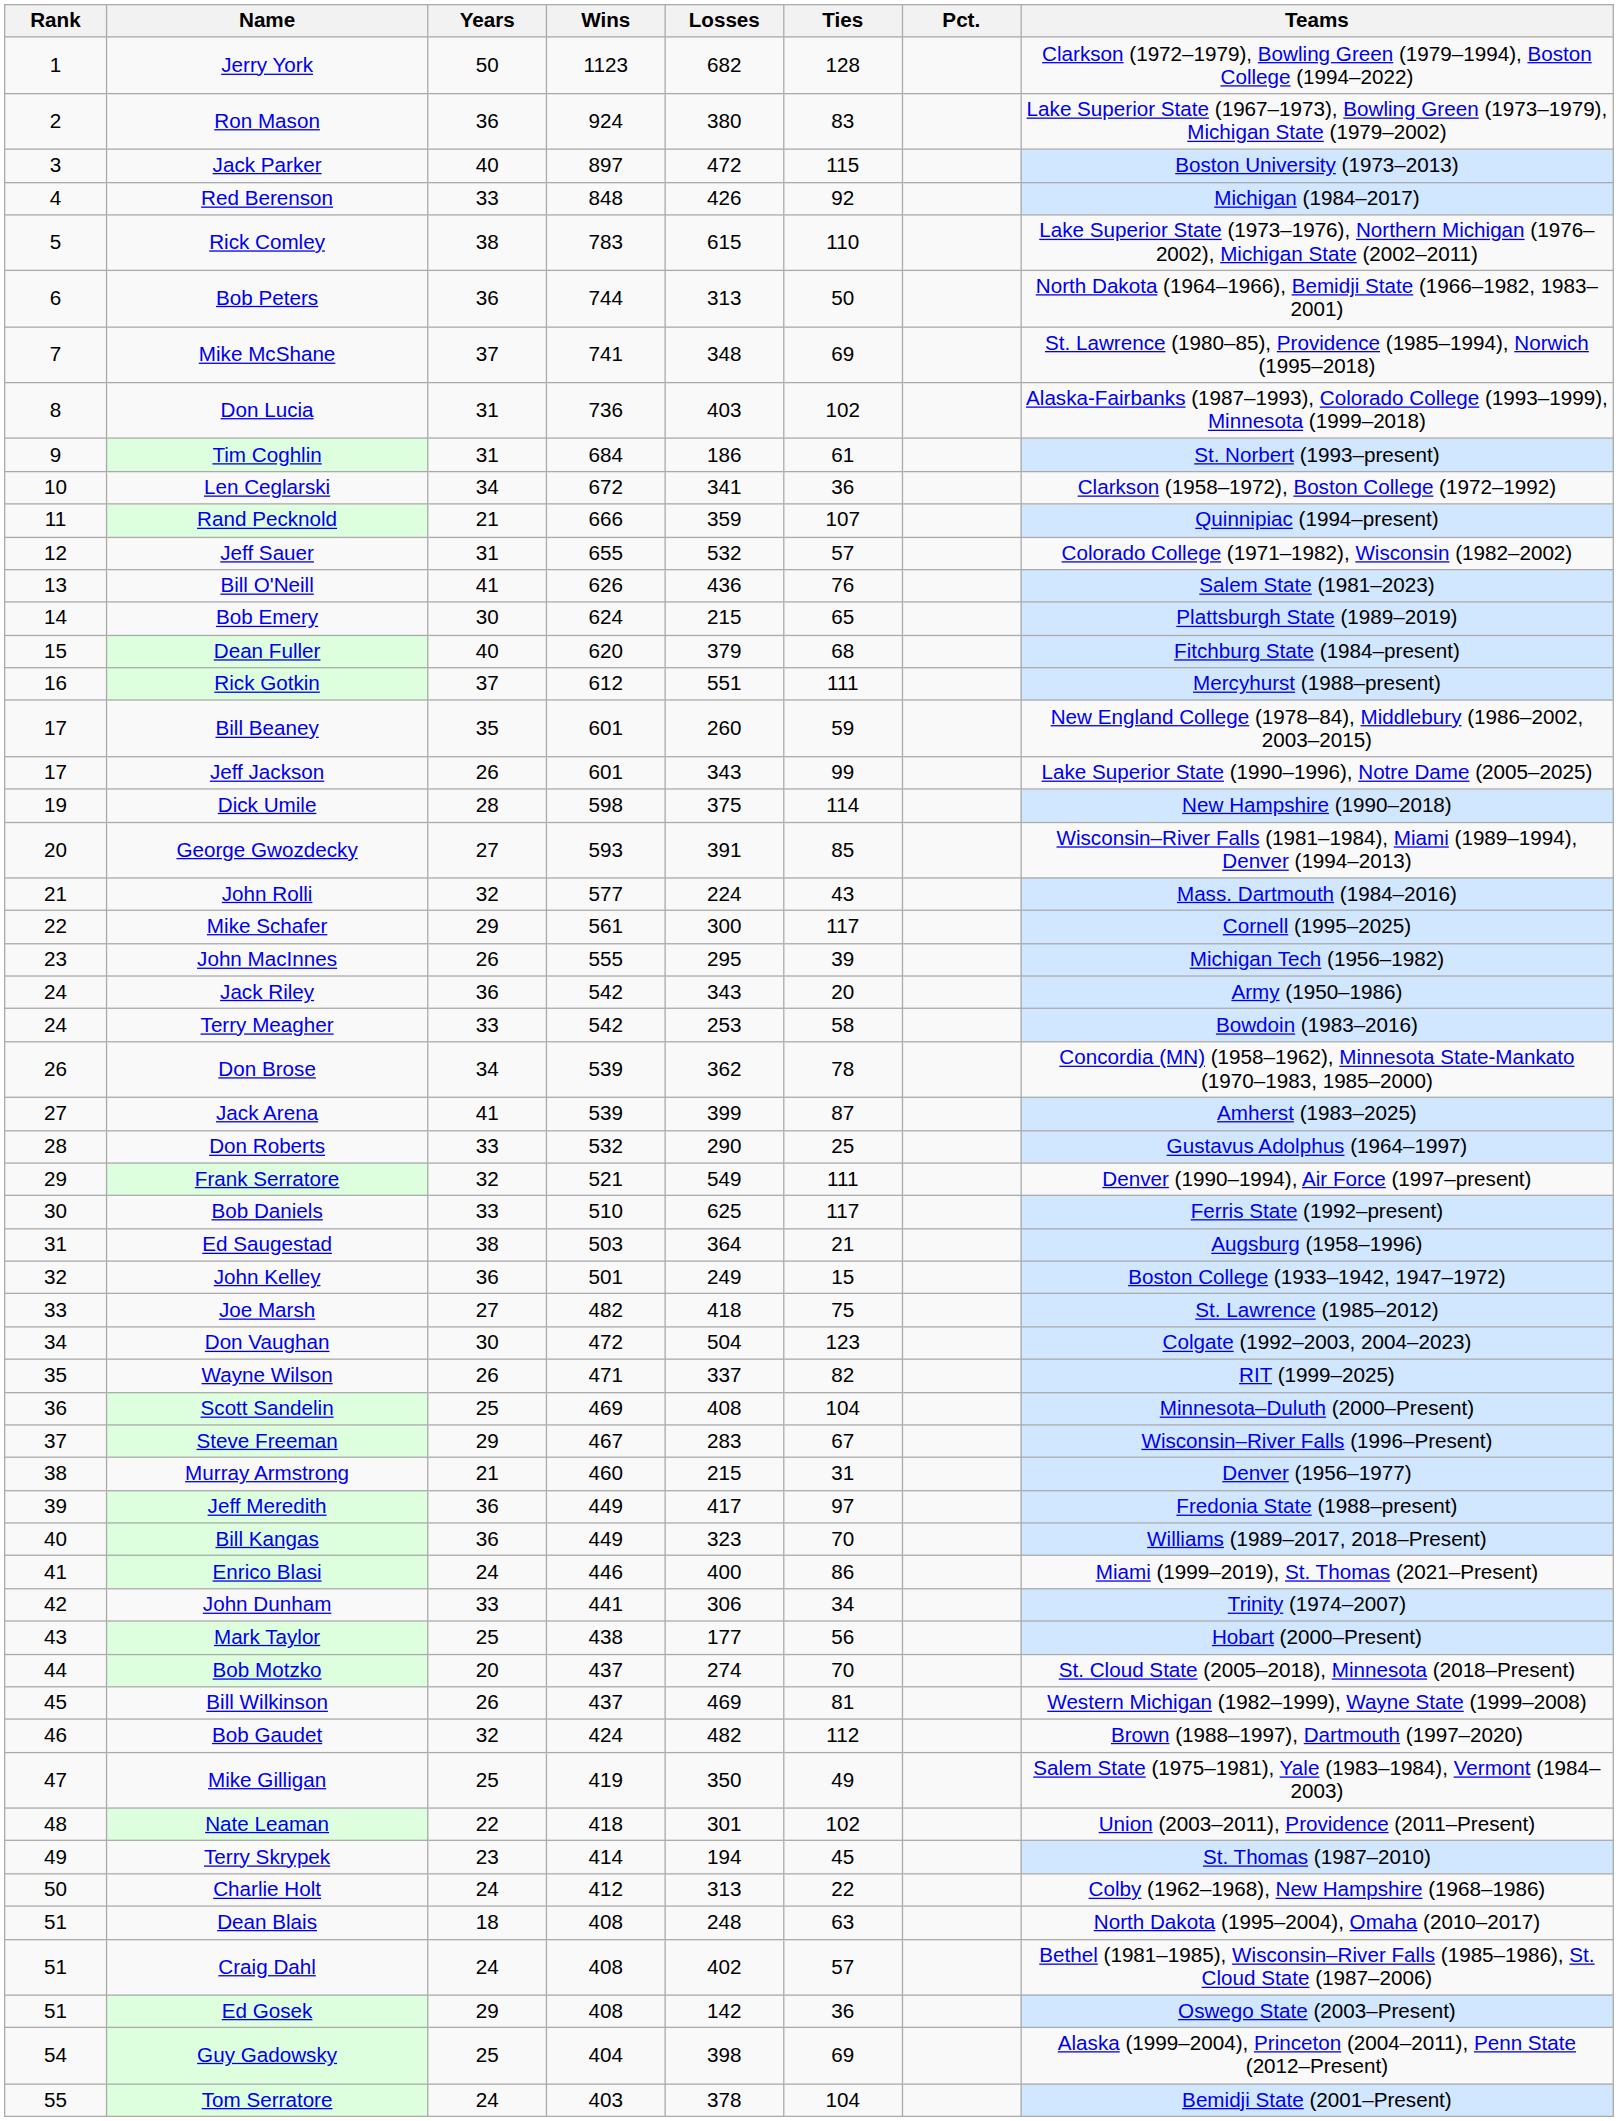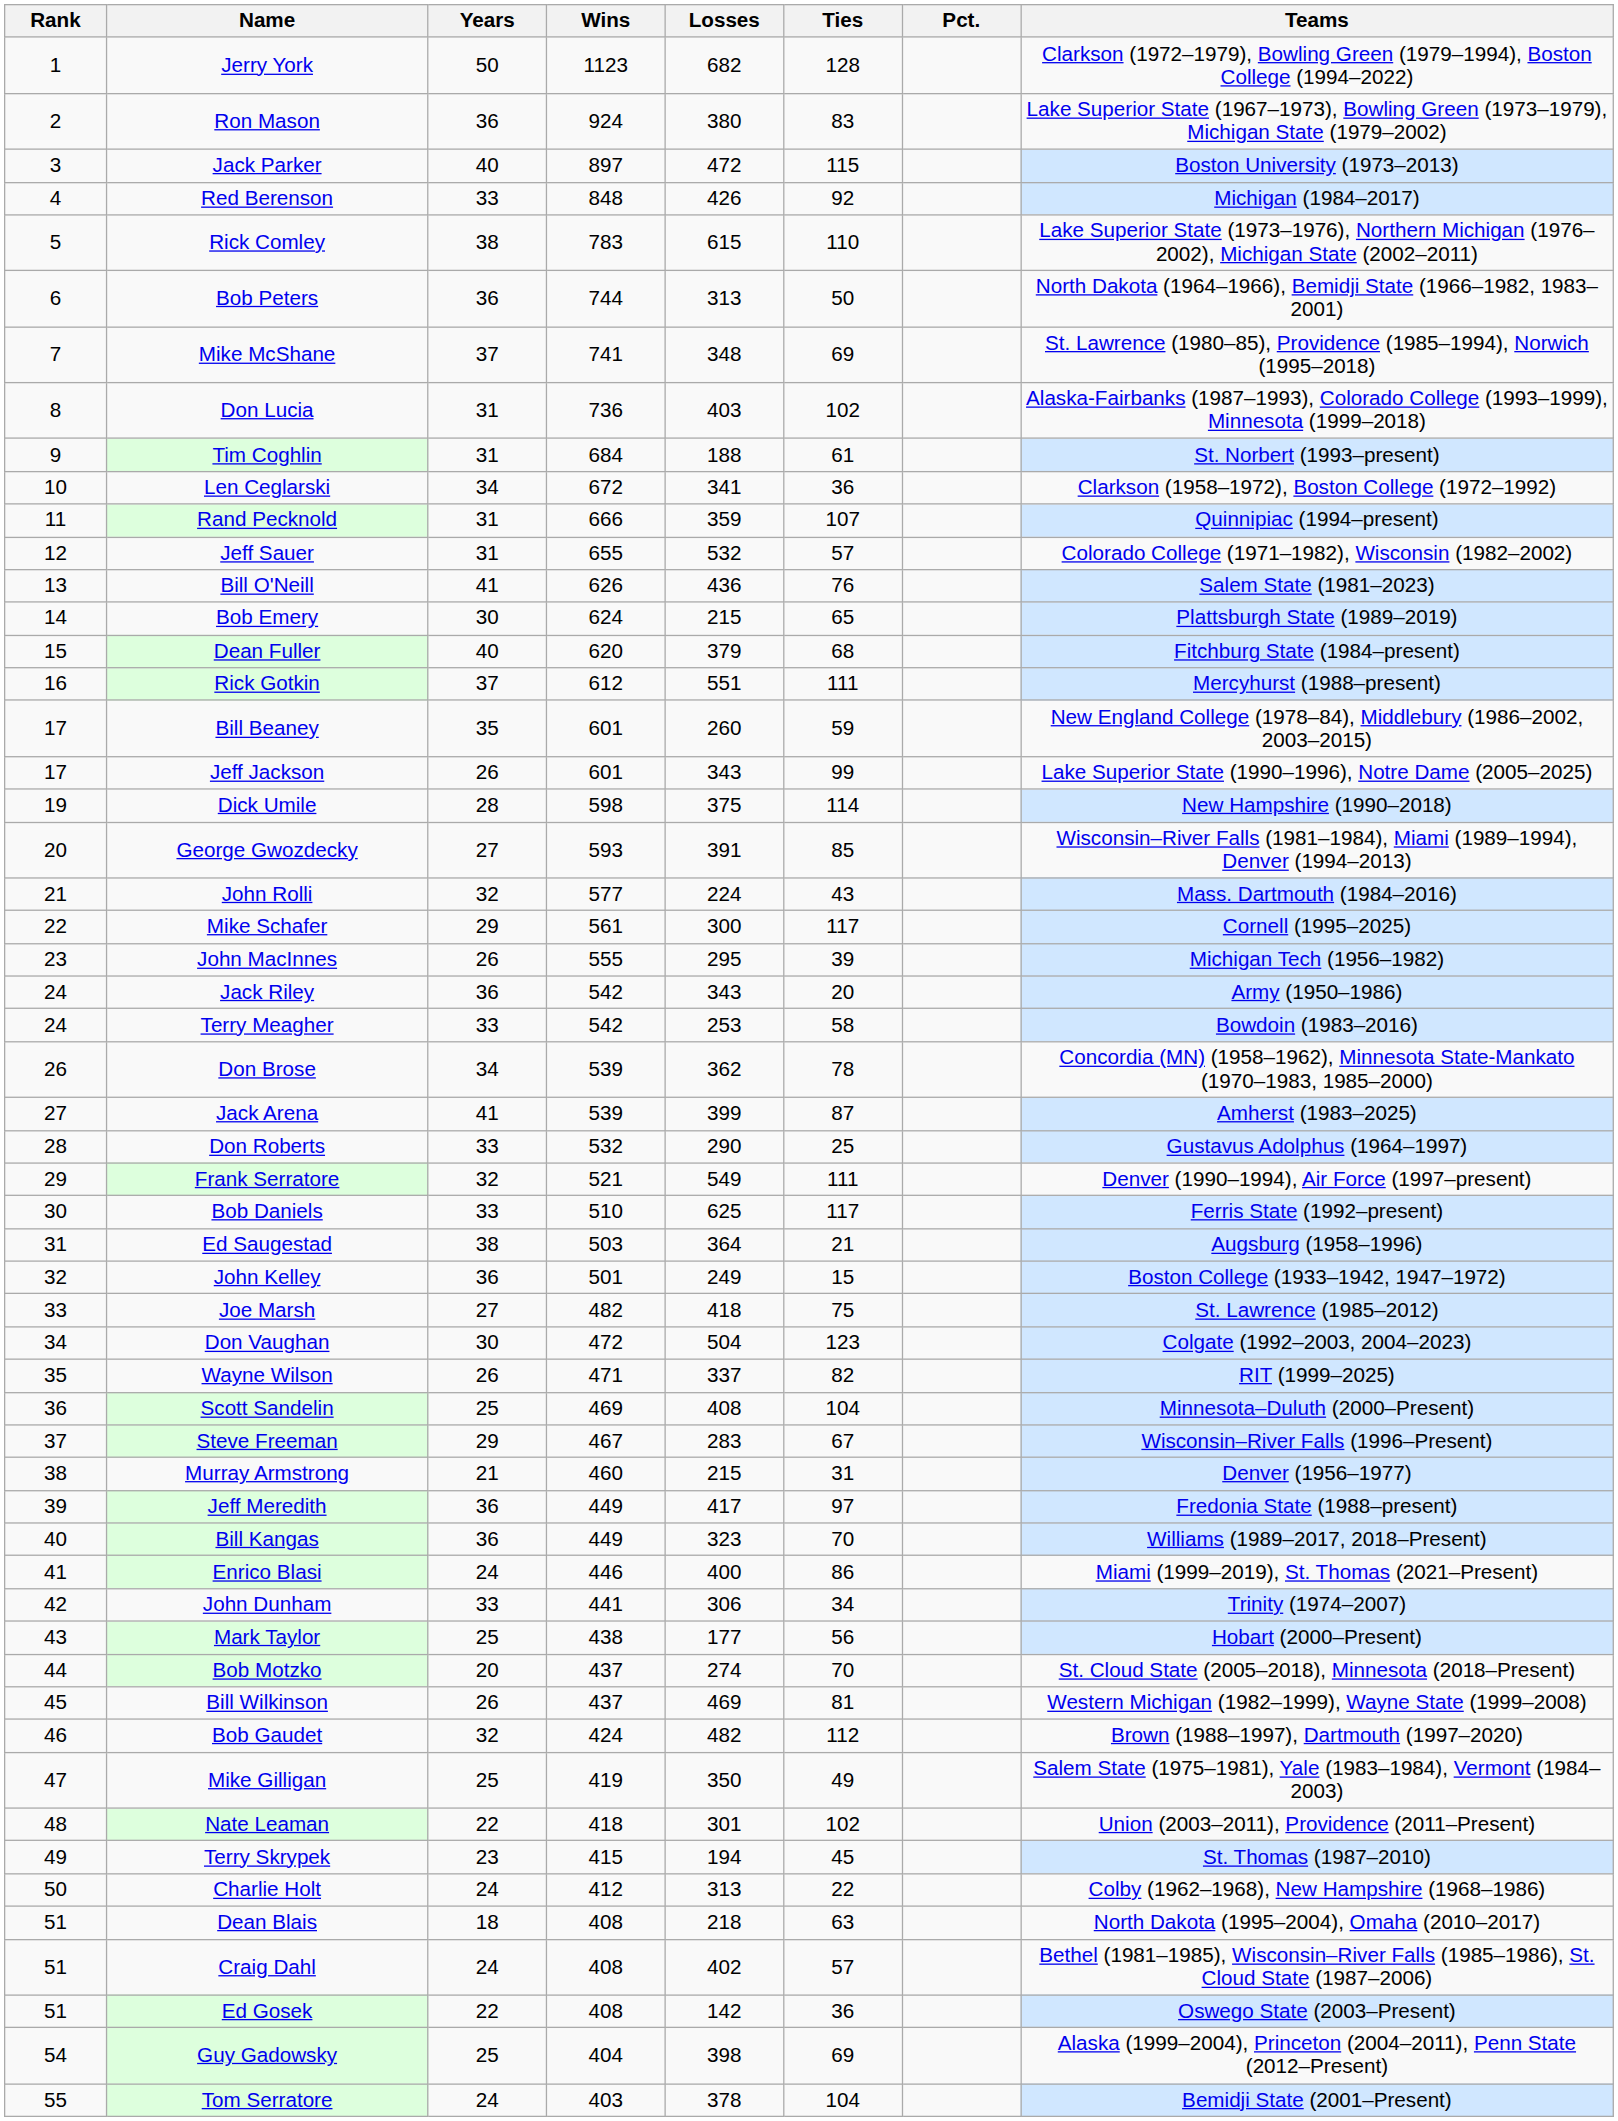(724, 454) 186 -> (724, 454) 188
(487, 520) 21 -> (487, 520) 31
(606, 1857) 414 -> (606, 1857) 415
(724, 1922) 248 -> (724, 1922) 218
(487, 2011) 29 -> (487, 2011) 22
